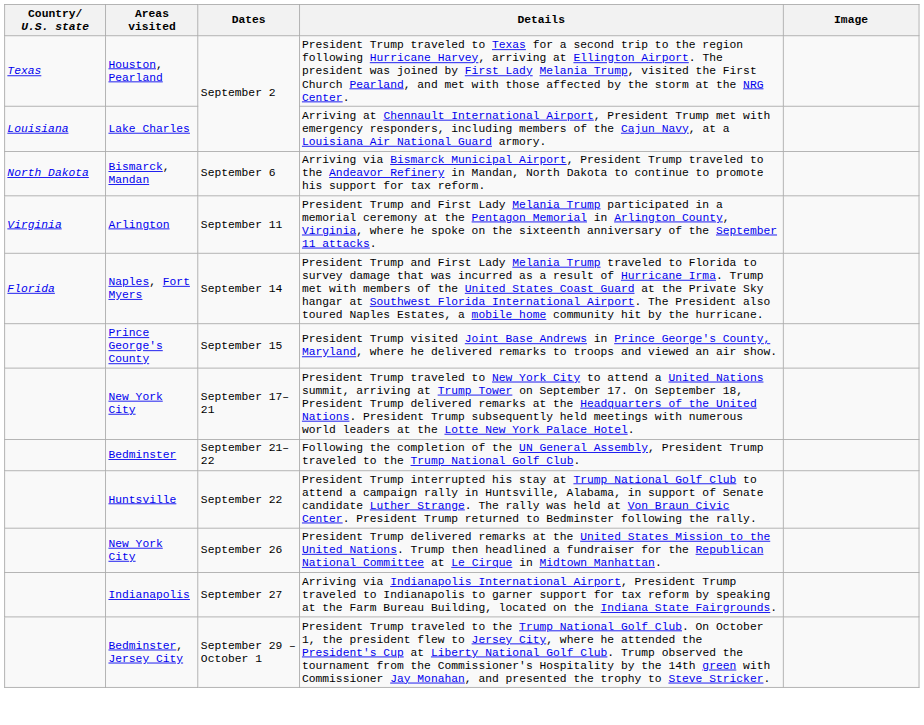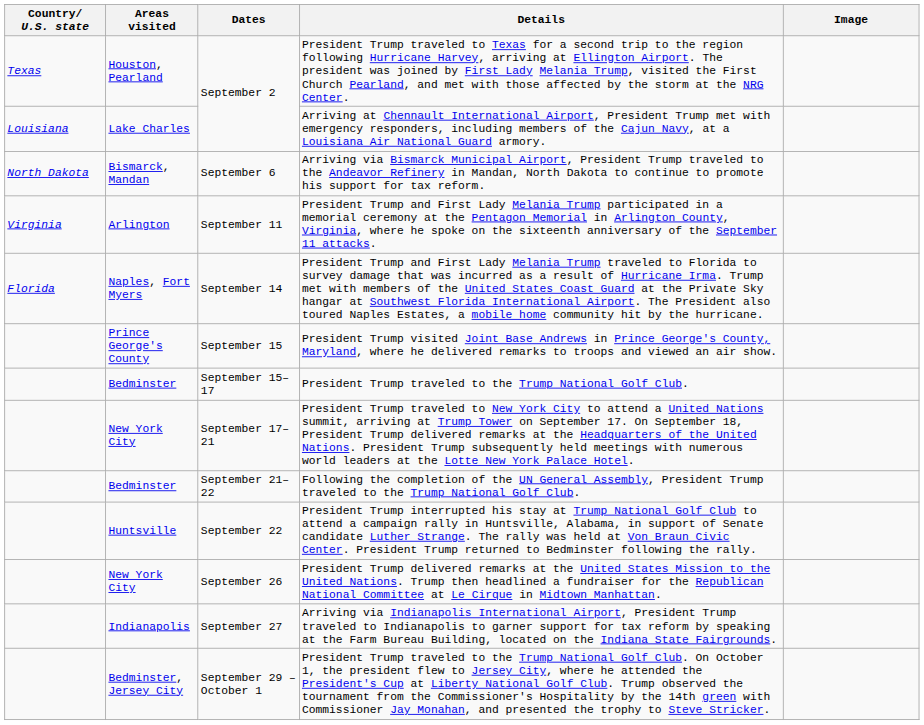+ row: (495, 384)
